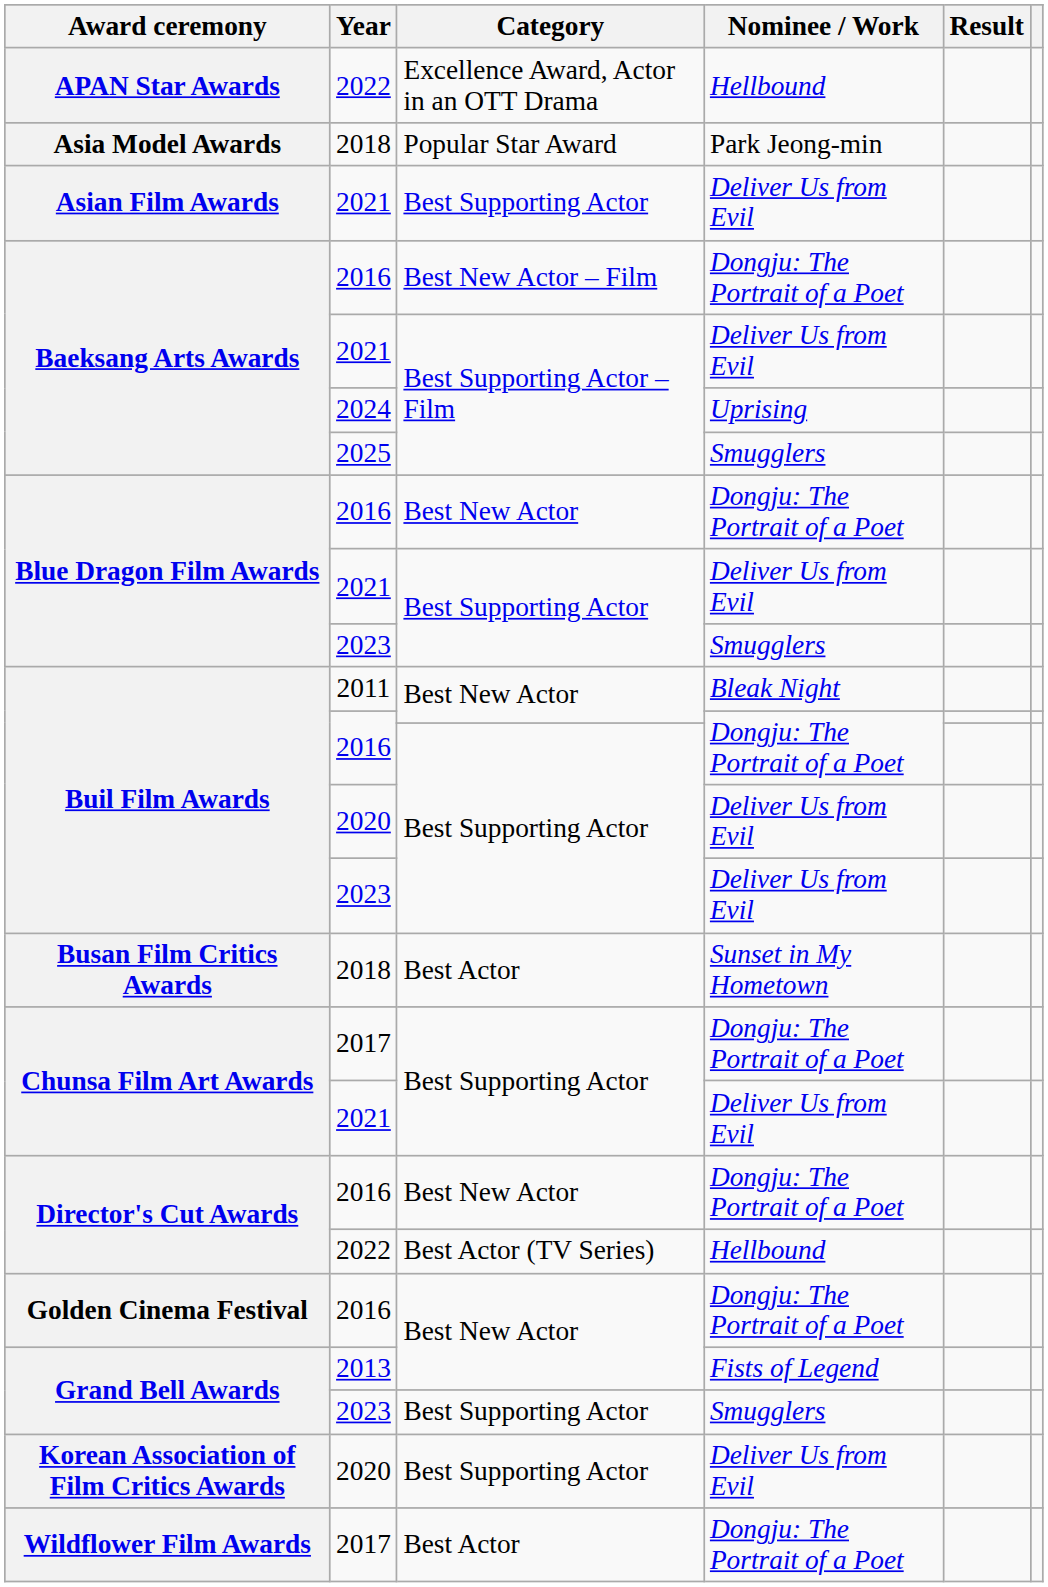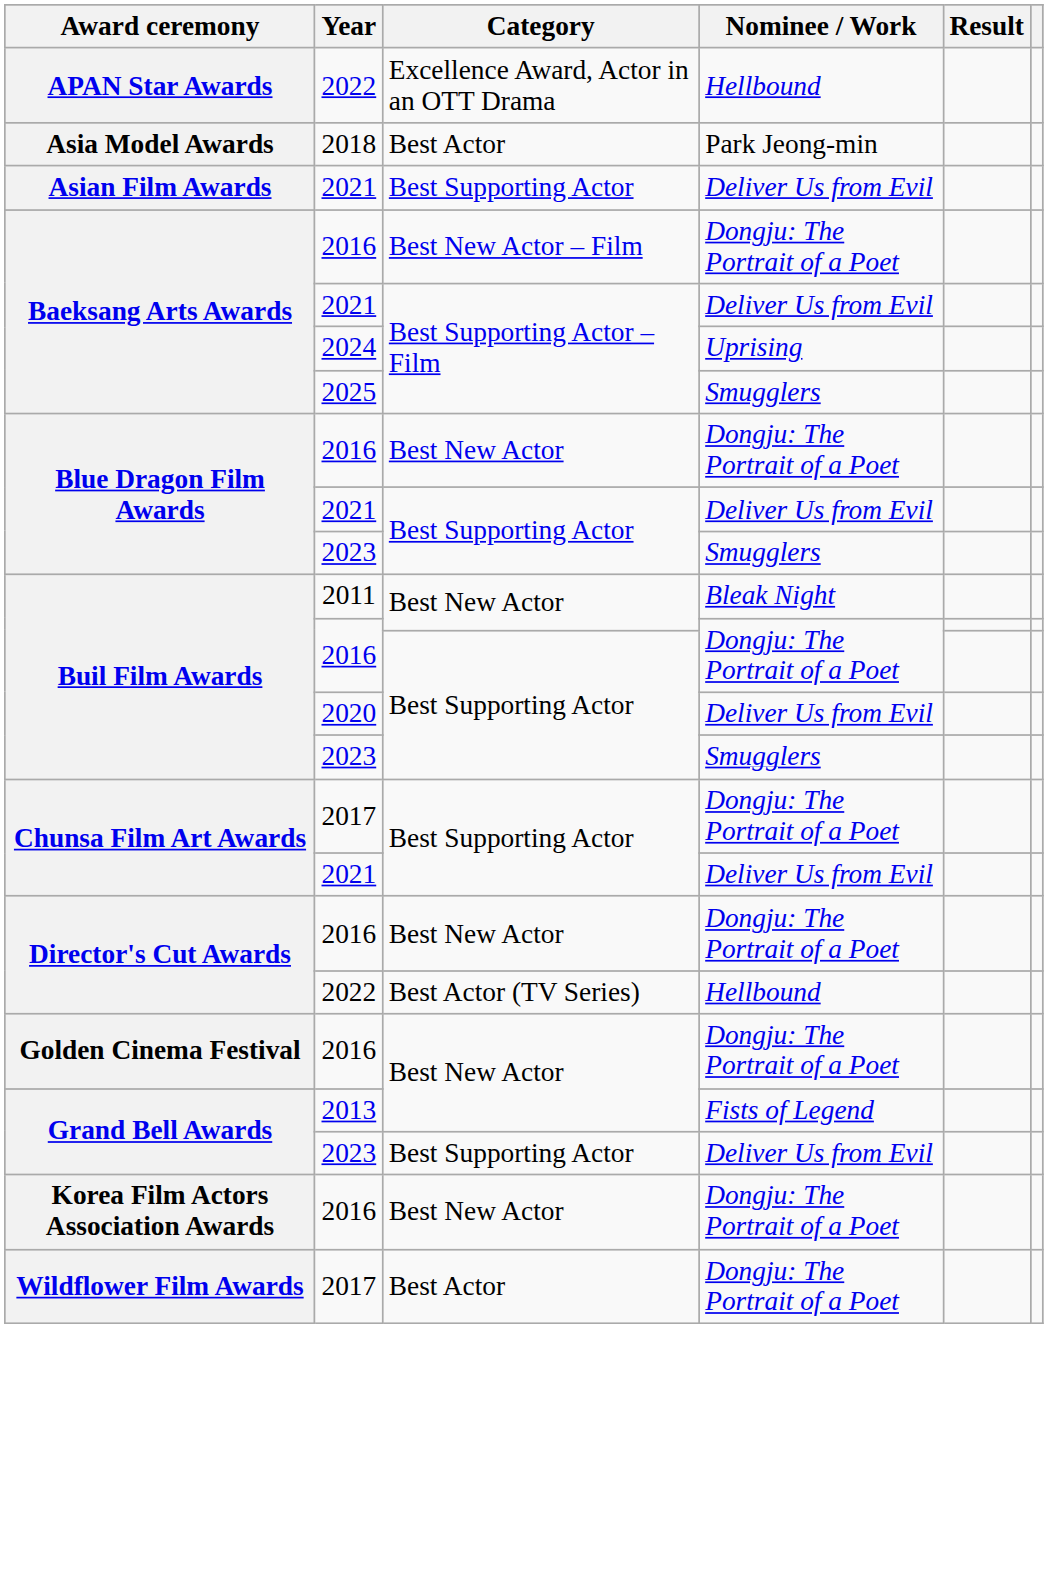(510, 143) Popular Star Award -> (447, 143) Best Actor
(798, 895) Deliver Us from Evil -> (763, 756) Smugglers
- row: (167, 969)
(768, 1411) Smugglers -> (819, 1152) Deliver Us from Evil
+ row: (160, 1211)
- row: (167, 1470)
